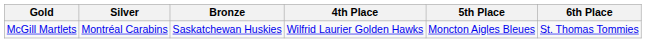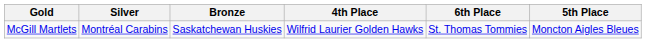columns swapped: (482, 12) <-> (589, 12)
